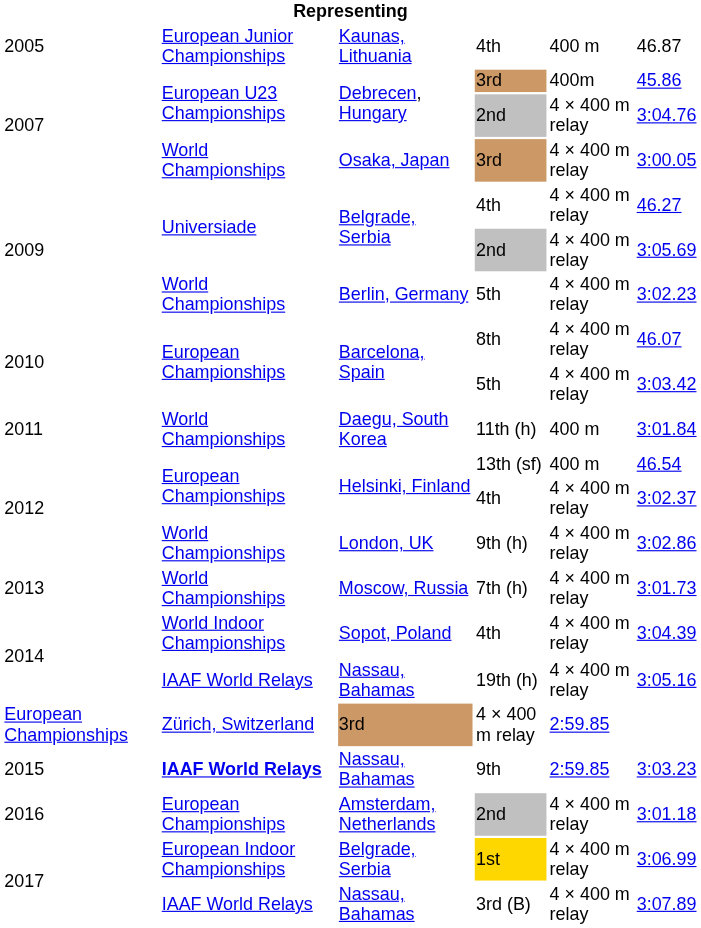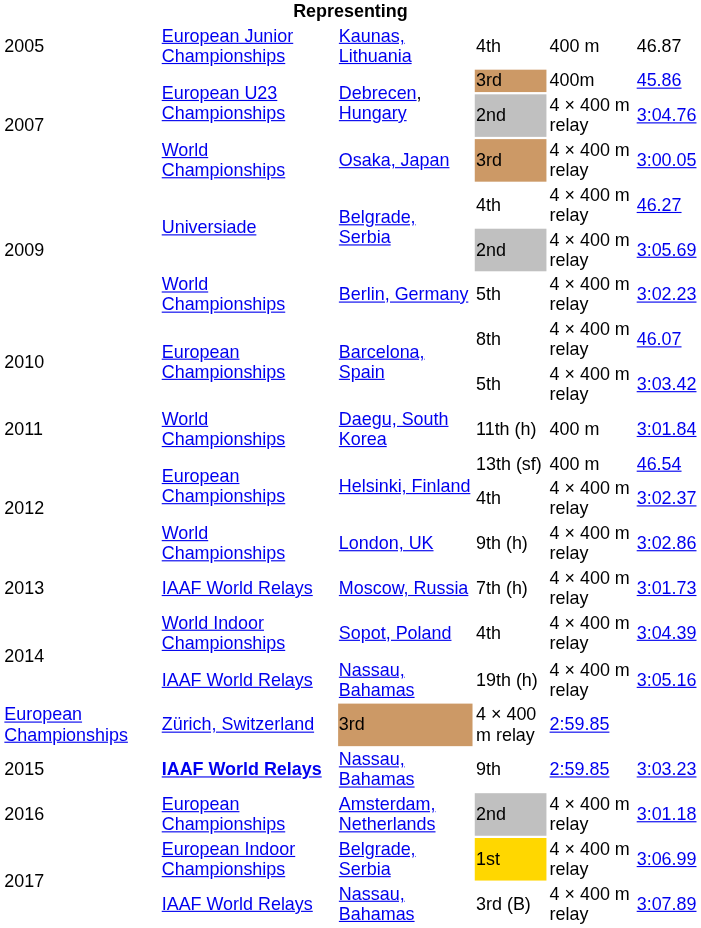(223, 588) World Championships -> (237, 588) IAAF World Relays
